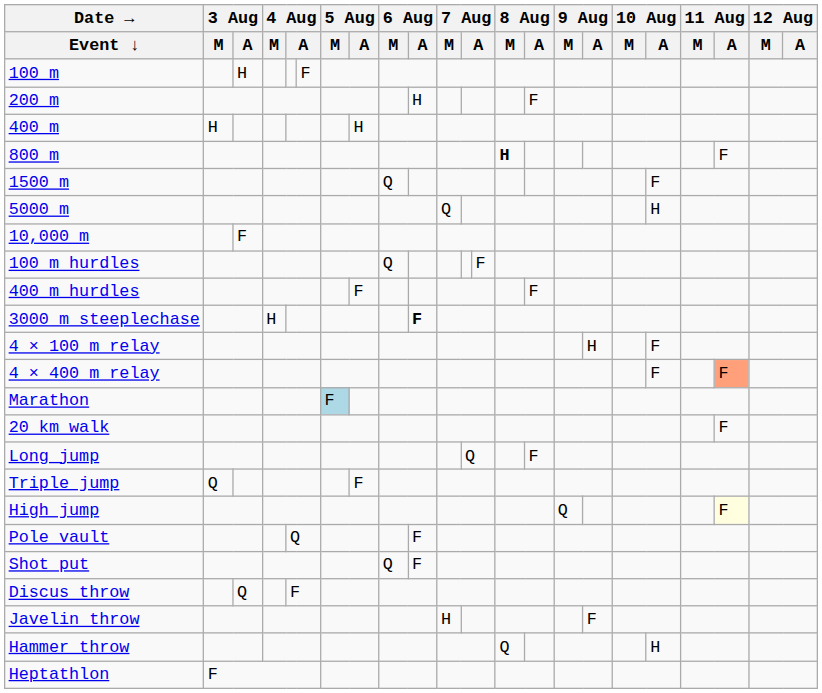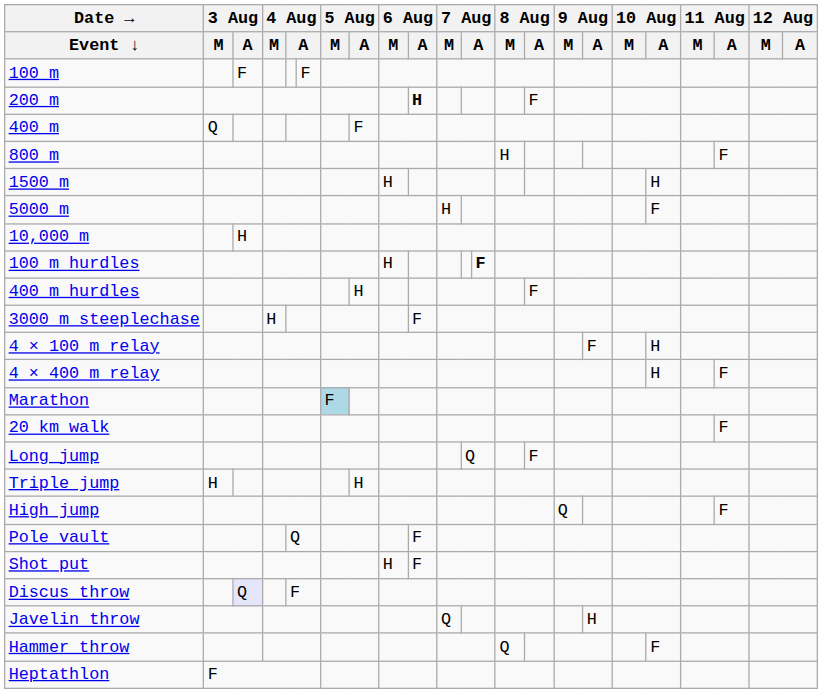(242, 73) H -> (242, 73) F
(417, 100) normal -> (417, 100) bold
(213, 128) H -> (213, 128) Q
(359, 128) H -> (359, 128) F
(504, 155) bold -> (504, 155) normal
(388, 182) Q -> (388, 182) H
(655, 182) F -> (655, 182) H
(446, 210) Q -> (446, 210) H
(655, 210) H -> (655, 210) F
(242, 237) F -> (242, 237) H
(388, 264) Q -> (388, 264) H
(481, 264) normal -> (481, 264) bold
(359, 292) F -> (359, 292) H
(417, 319) bold -> (417, 319) normal
(592, 346) H -> (592, 346) F
(655, 346) F -> (655, 346) H
(655, 374) F -> (655, 374) H
(724, 374) lightsalmon background -> (724, 374) no background
(213, 483) Q -> (213, 483) H
(359, 483) F -> (359, 483) H
(724, 510) lightyellow background -> (724, 510) no background
(388, 565) Q -> (388, 565) H
(242, 592) no background -> (242, 592) lavender background
(446, 620) H -> (446, 620) Q
(592, 620) F -> (592, 620) H
(655, 647) H -> (655, 647) F
